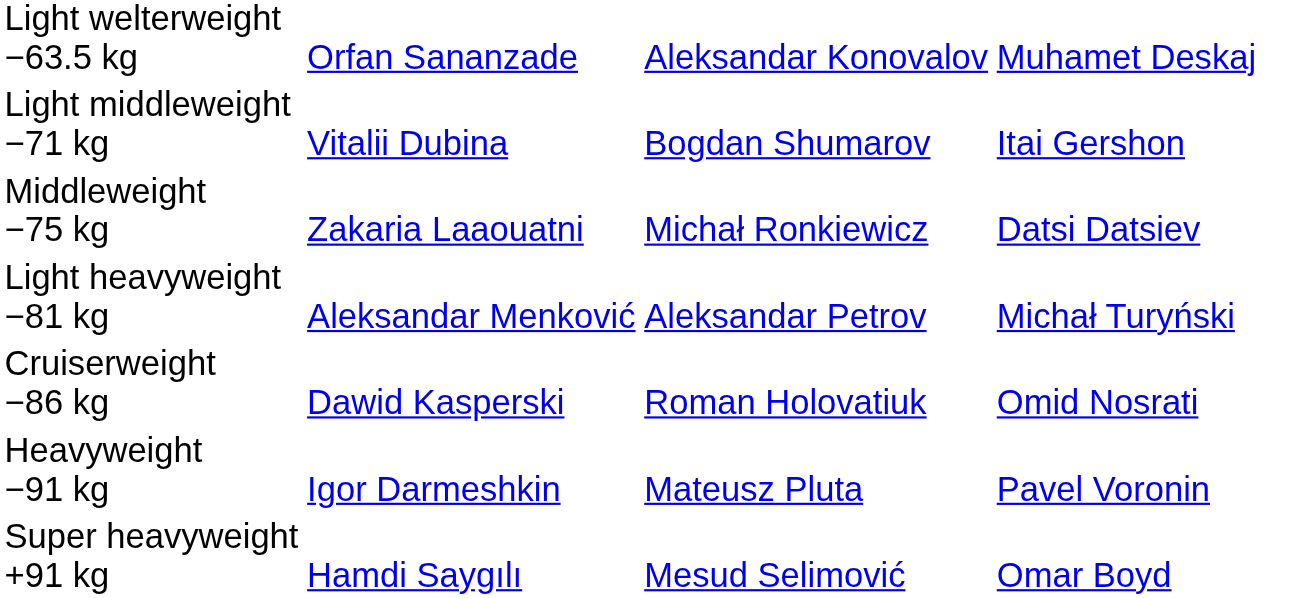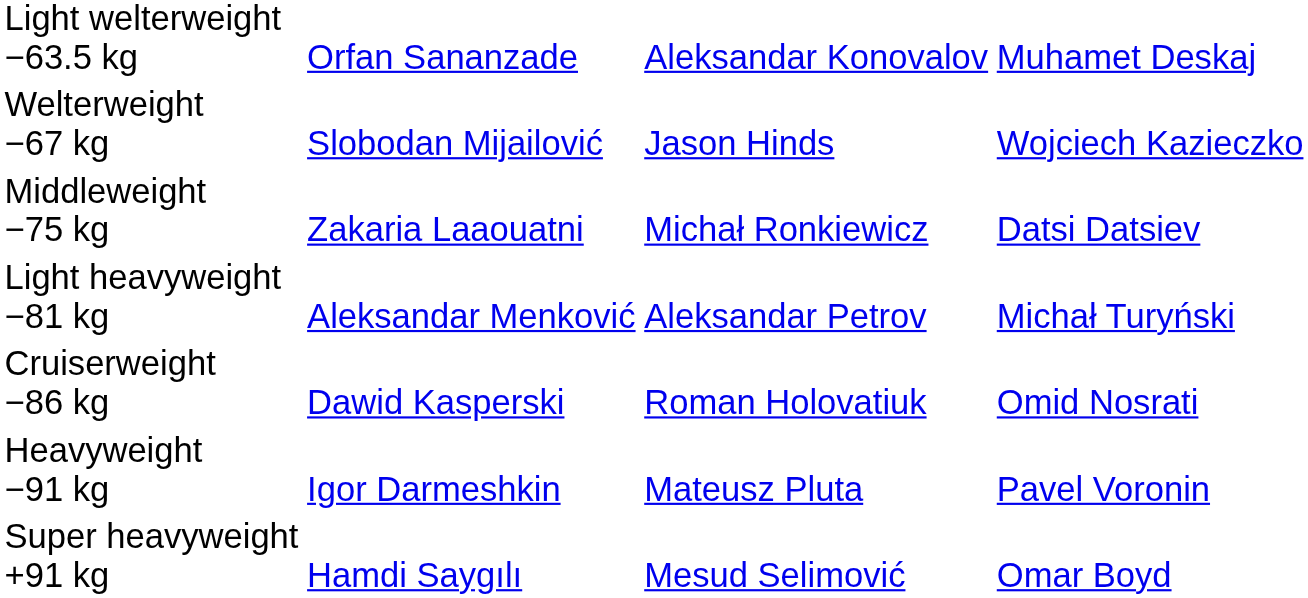+ row: (104, 124)
- row: (148, 124)
